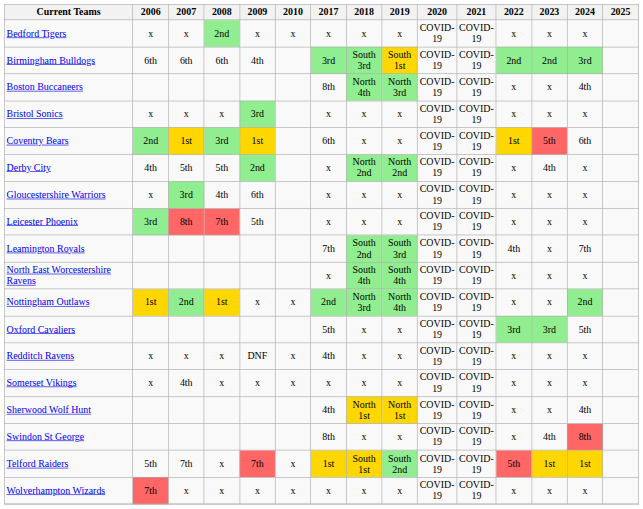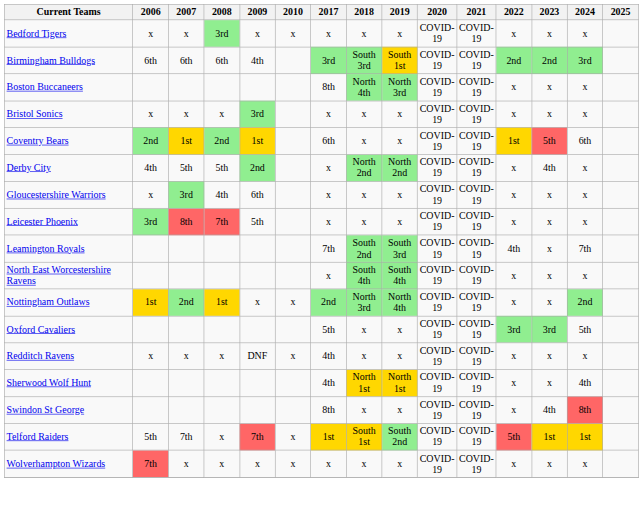(222, 33) 2nd -> (222, 33) 3rd
(585, 87) 4th -> (585, 87) x
(222, 141) 3rd -> (222, 141) 2nd
- row: (42, 383)
